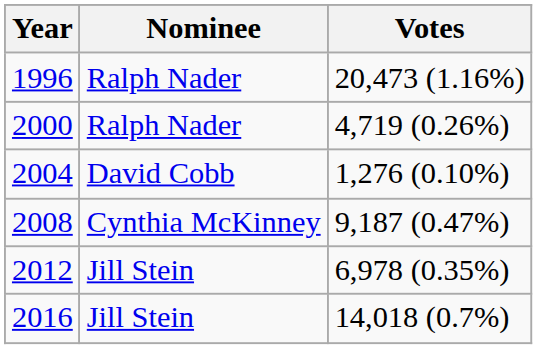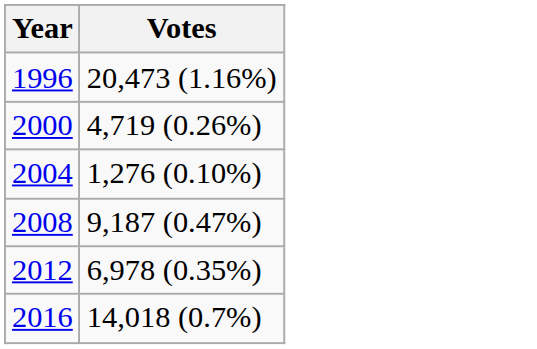- column: (204, 28)
